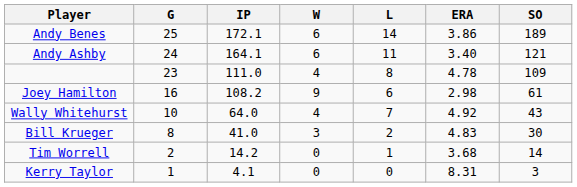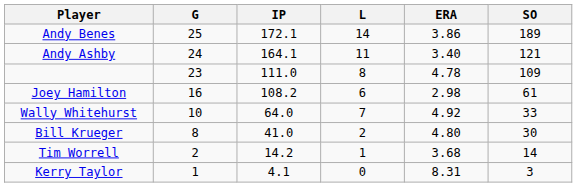- column: (316, 14)
(535, 113) 43 -> (530, 113) 33
(462, 133) 4.83 -> (446, 133) 4.80
